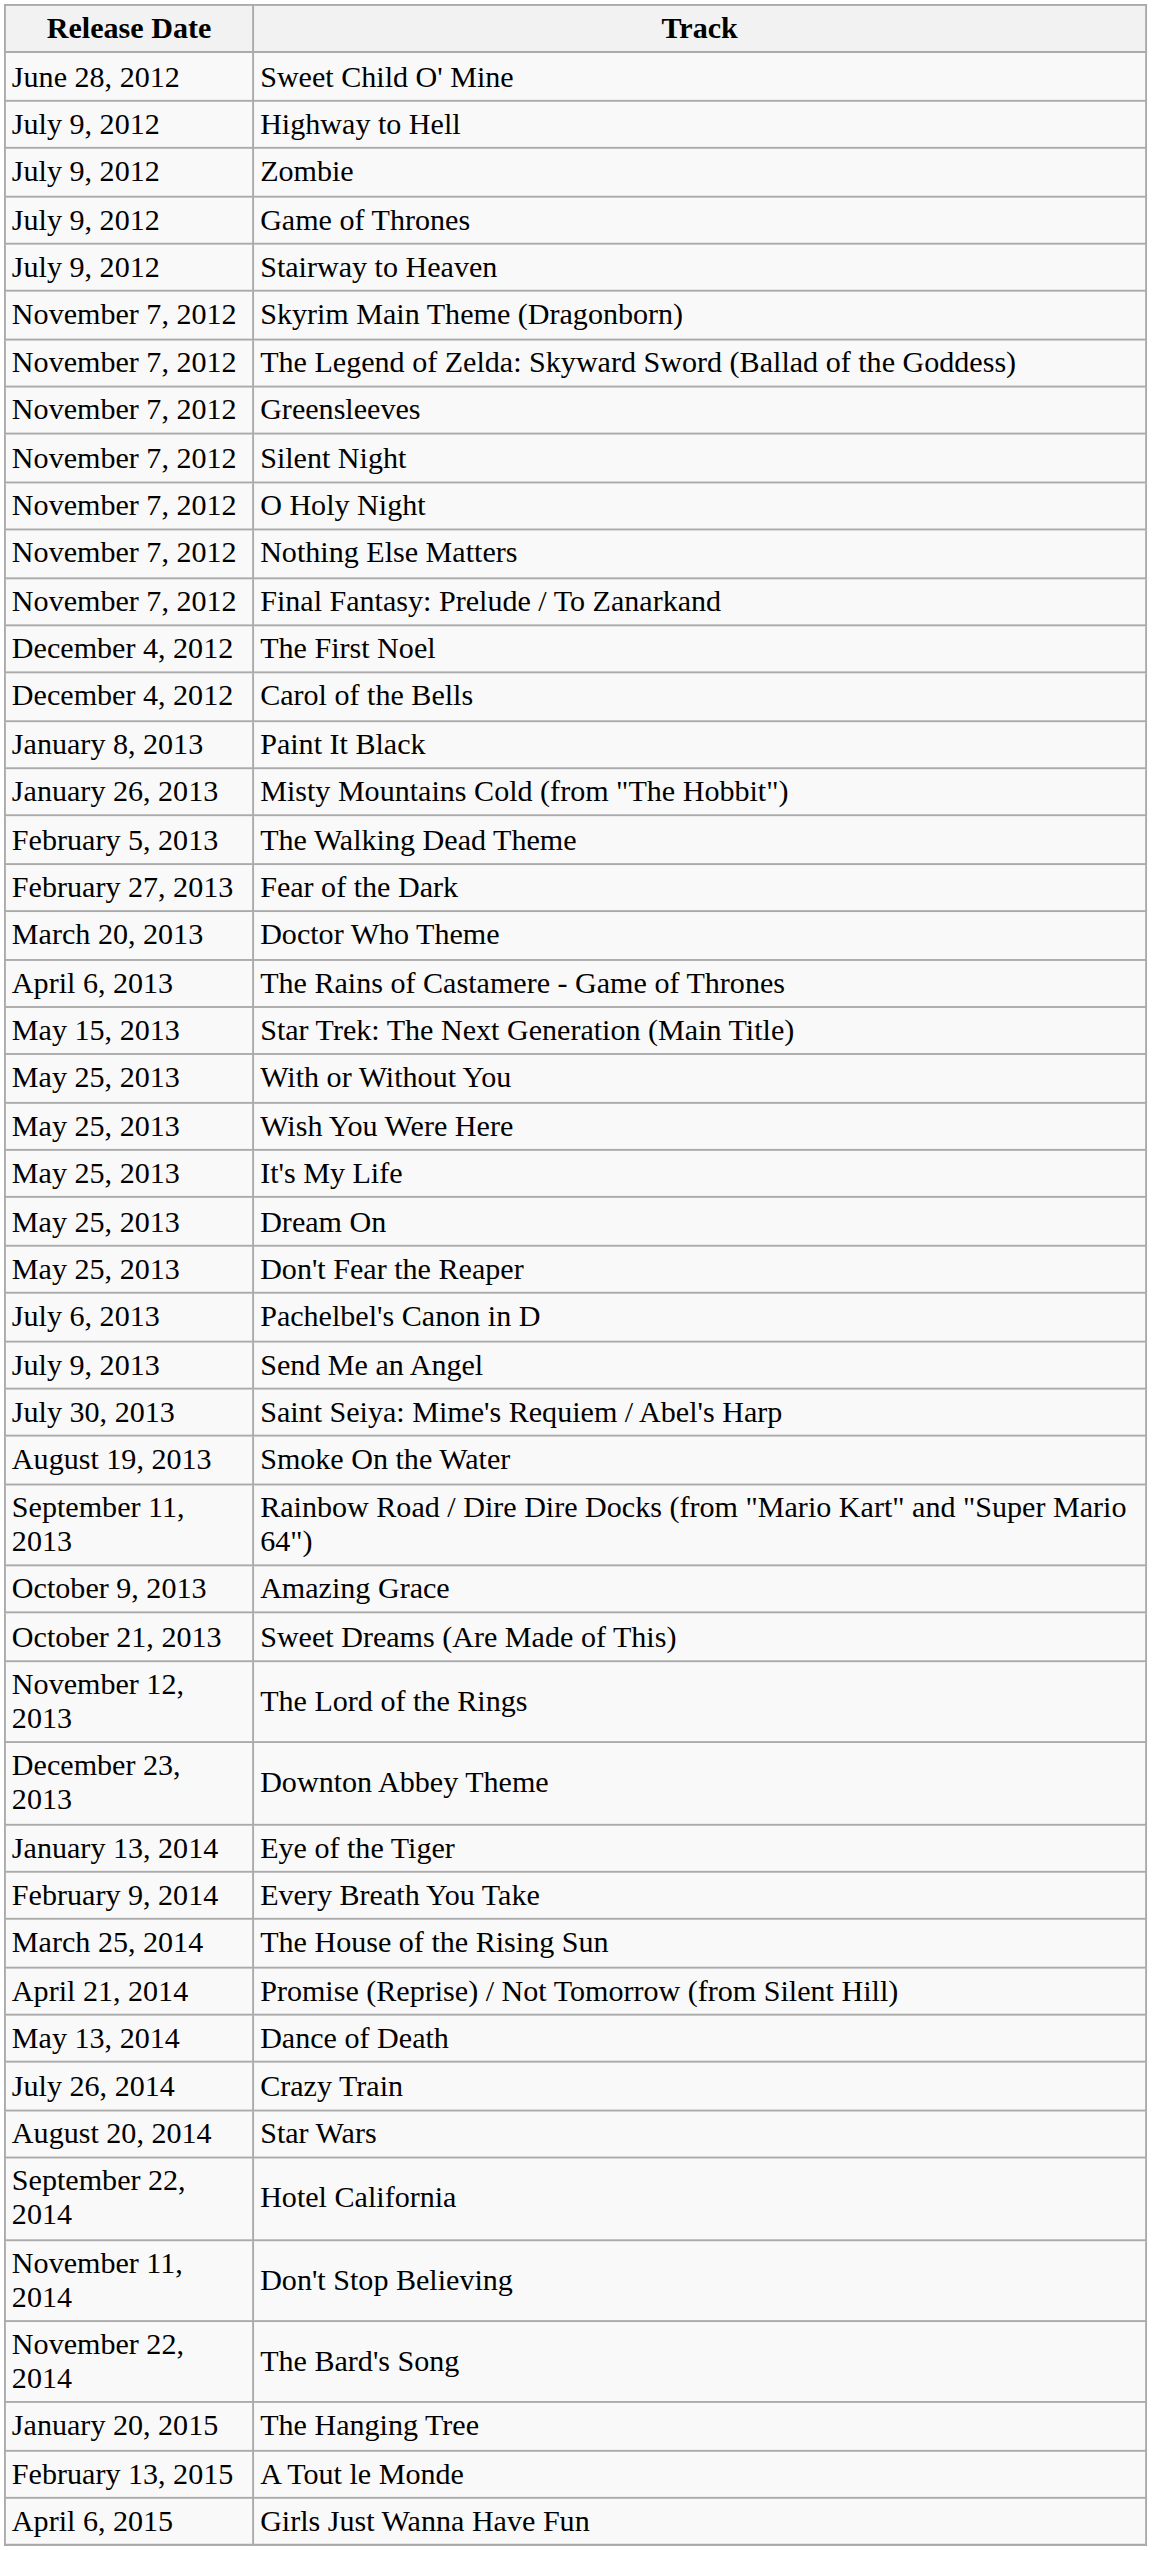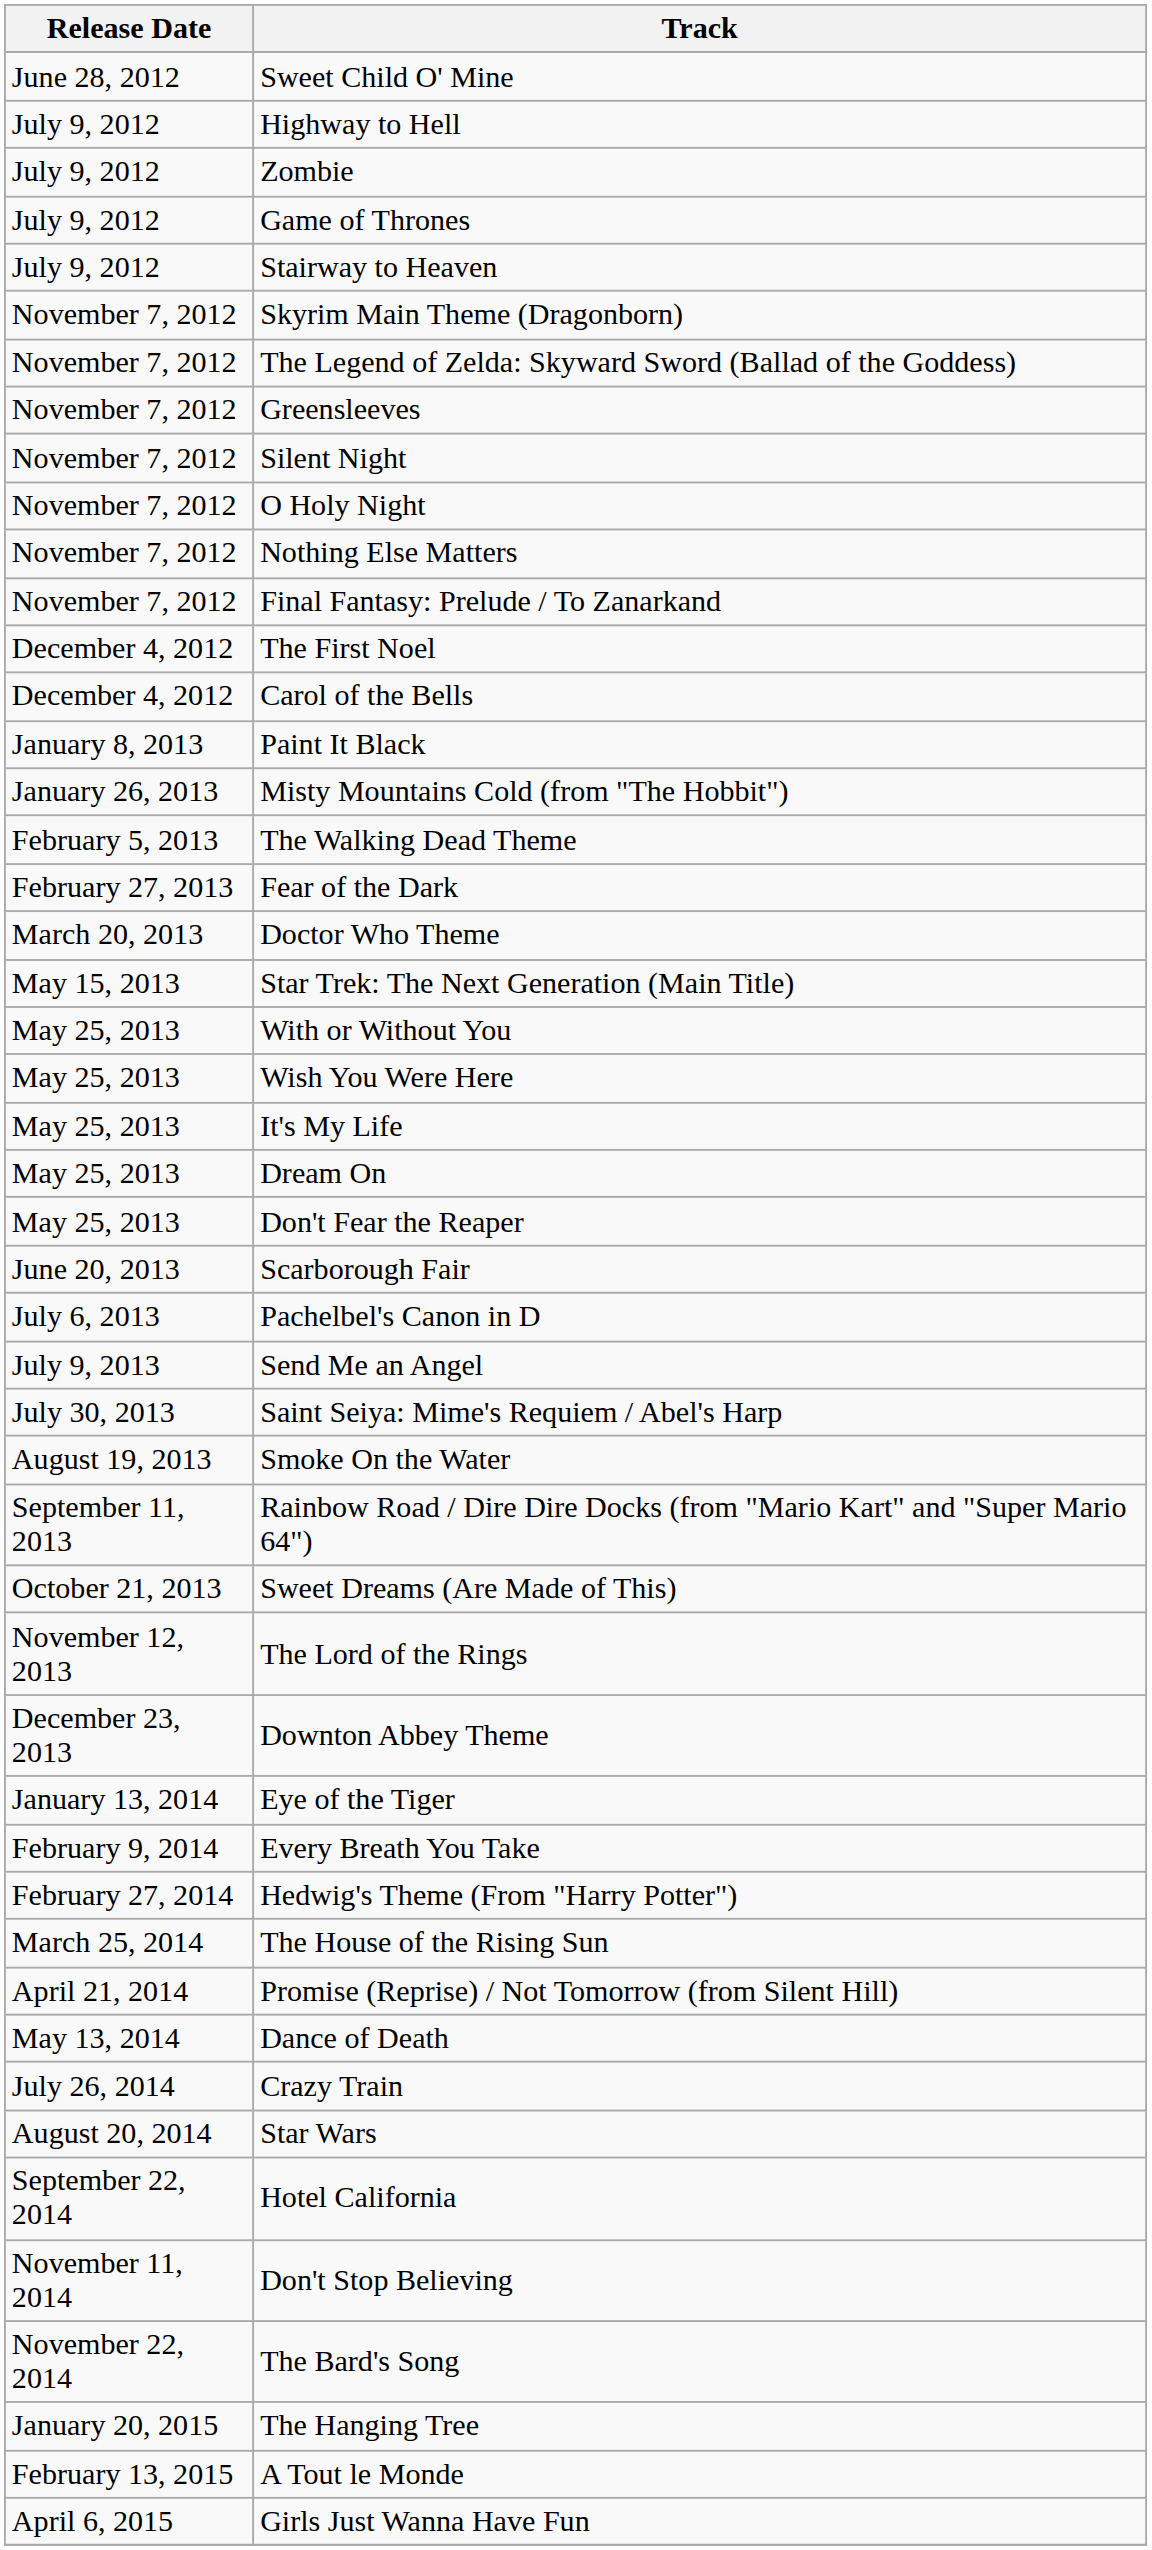- row: (523, 982)
+ row: (365, 1268)
- row: (355, 1588)
+ row: (499, 1894)
